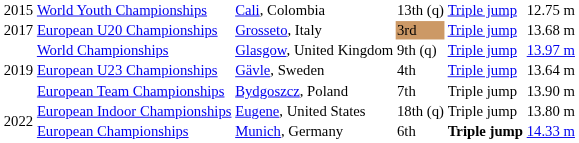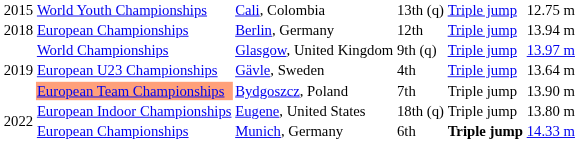- row: (279, 30)
+ row: (285, 30)
(131, 91) no background -> (131, 91) lightsalmon background
